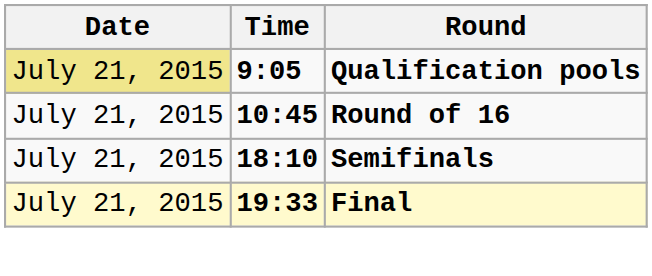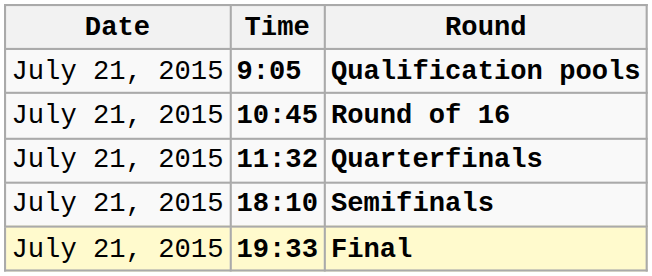(117, 71) khaki background -> (117, 71) no background
+ row: (437, 160)
